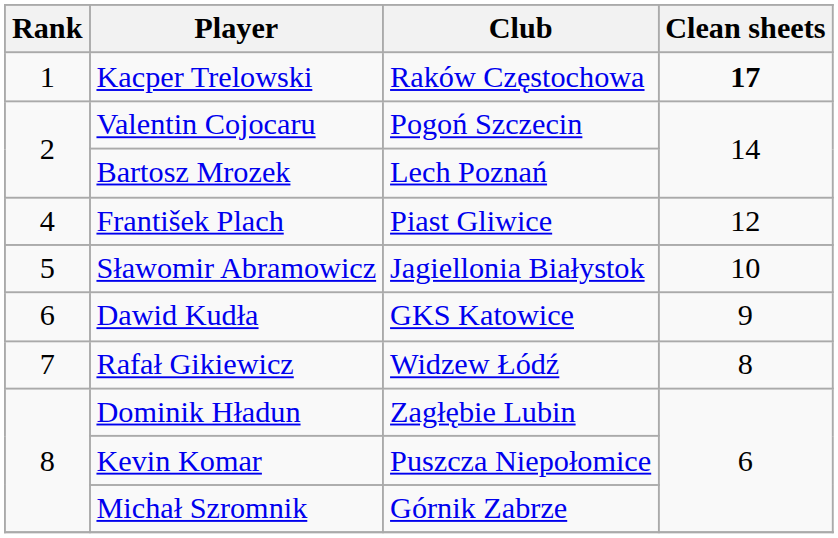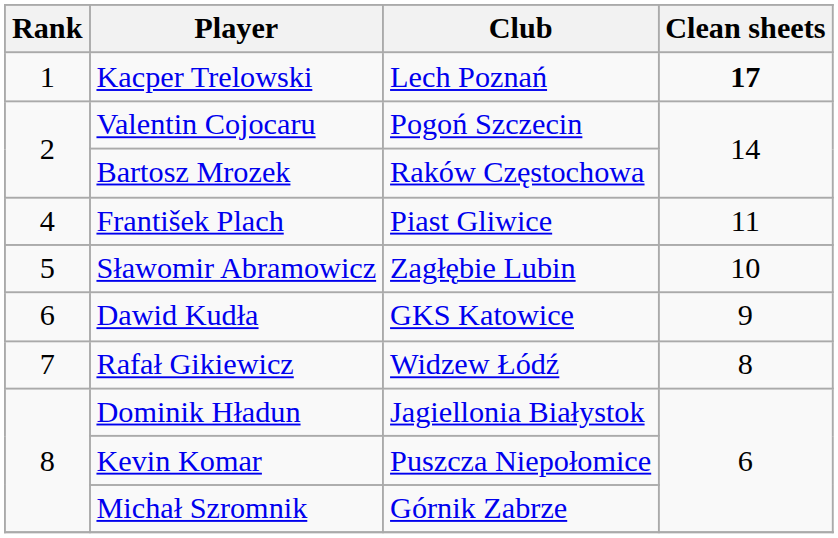(517, 76) Raków Częstochowa -> (469, 76) Lech Poznań
(469, 172) Lech Poznań -> (517, 172) Raków Częstochowa
(745, 220) 12 -> (745, 220) 11
(517, 268) Jagiellonia Białystok -> (483, 268) Zagłębie Lubin
(483, 412) Zagłębie Lubin -> (517, 412) Jagiellonia Białystok
